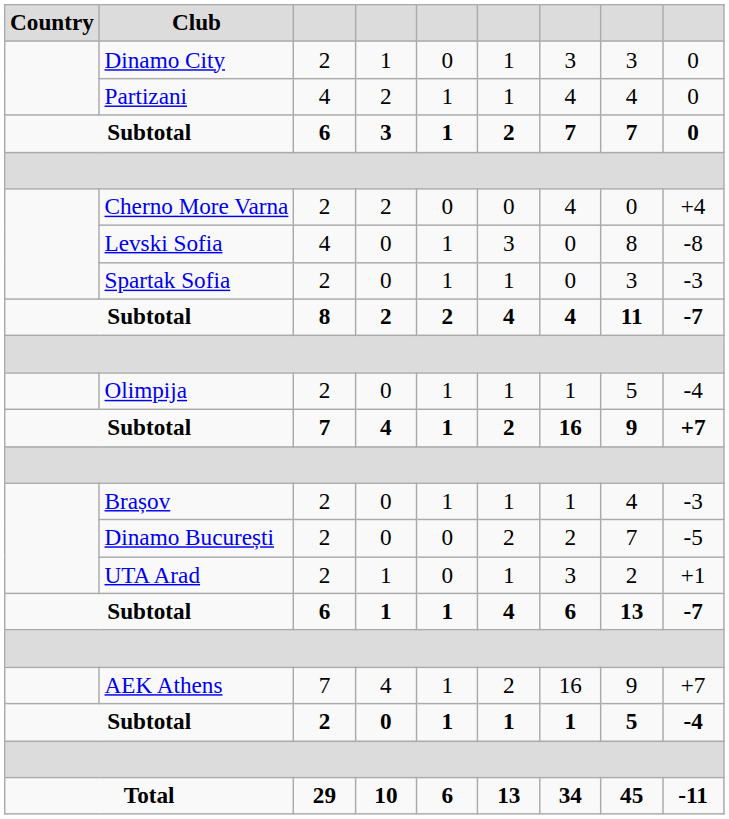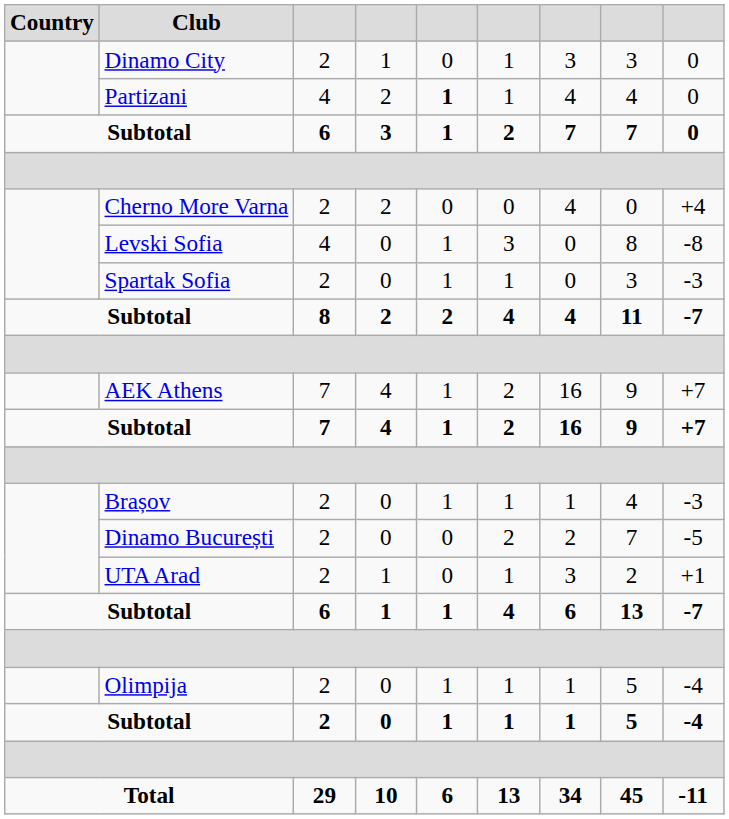(447, 96) normal -> (447, 96) bold
rows swapped: (164, 685) <-> (146, 390)
